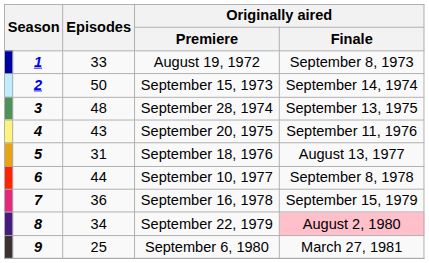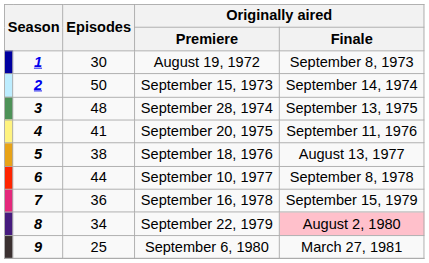(99, 62) 33 -> (99, 62) 30
(99, 131) 43 -> (99, 131) 41
(99, 154) 31 -> (99, 154) 38
